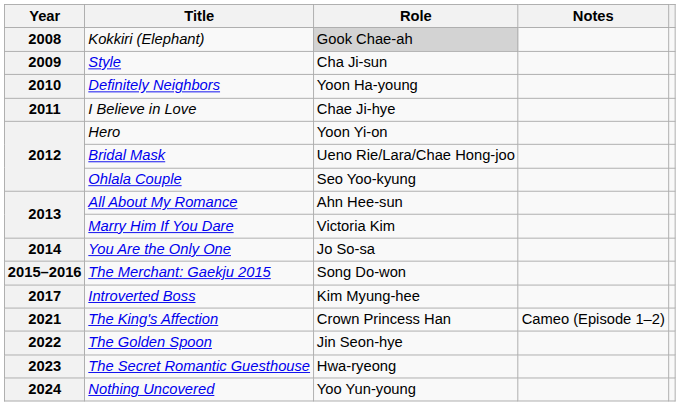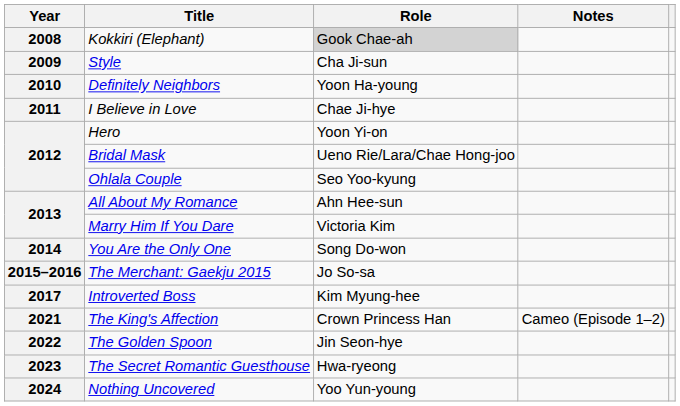(346, 249) Jo So-sa -> (361, 249) Song Do-won
(361, 272) Song Do-won -> (346, 272) Jo So-sa
